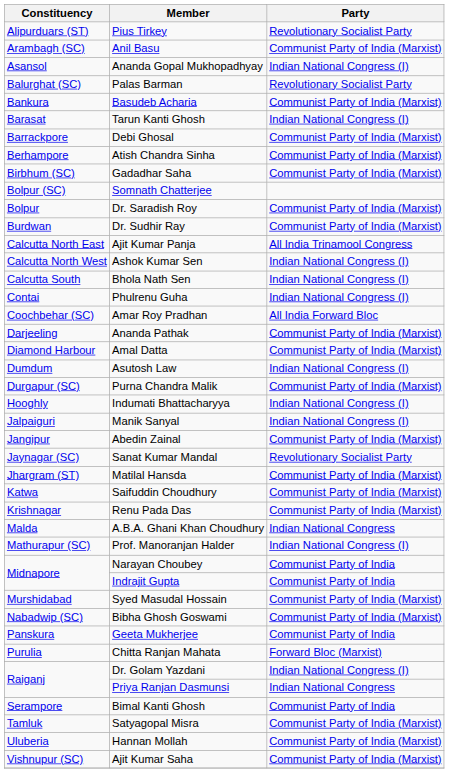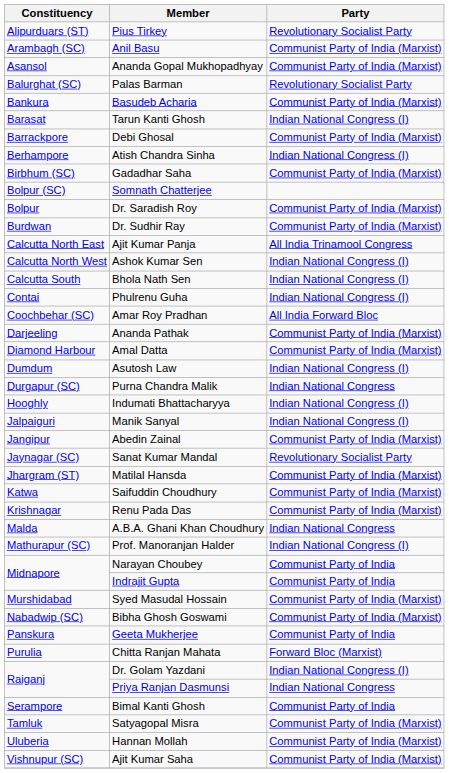(339, 66) Indian National Congress (I) -> (355, 66) Communist Party of India (Marxist)
(355, 155) Communist Party of India (Marxist) -> (339, 155) Indian National Congress (I)
(355, 386) Communist Party of India (Marxist) -> (332, 386) Indian National Congress
